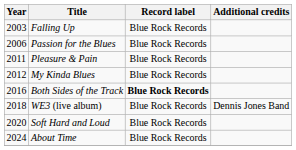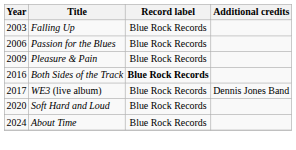(16, 59) 2011 -> (17, 59) 2009
- row: (63, 75)
(17, 106) 2018 -> (17, 91) 2017
